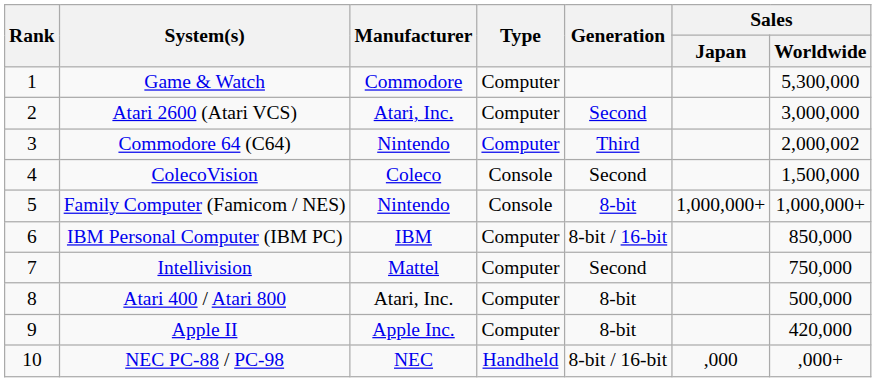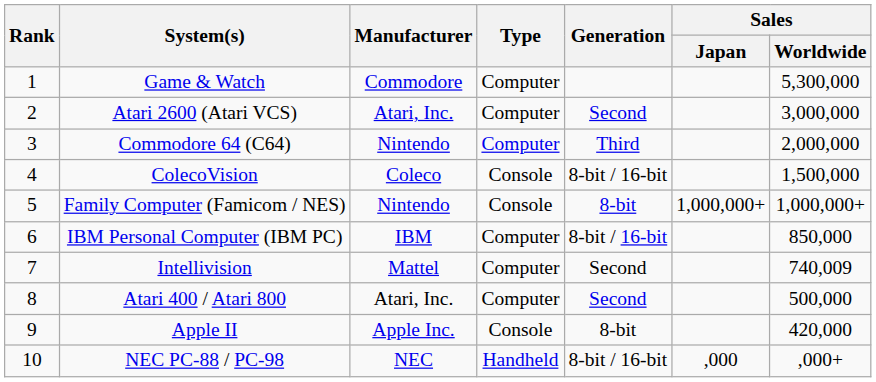(820, 143) 2,000,002 -> (820, 143) 2,000,000
(618, 174) Second -> (618, 174) 8-bit / 16-bit
(820, 267) 750,000 -> (820, 267) 740,009
(618, 298) 8-bit -> (618, 298) Second
(520, 329) Computer -> (520, 329) Console
